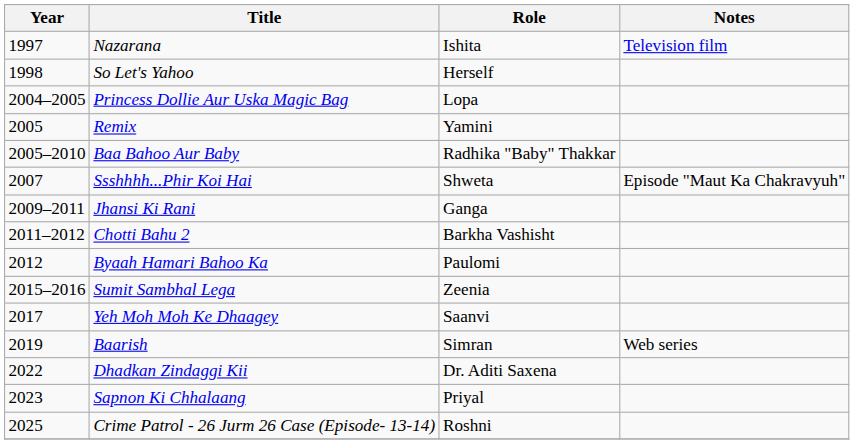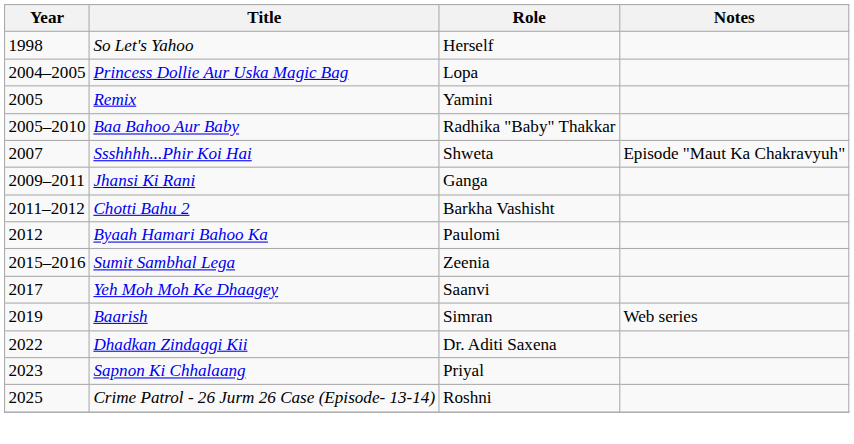- row: (127, 45)
